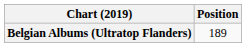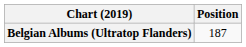(218, 33) 189 -> (218, 33) 187
